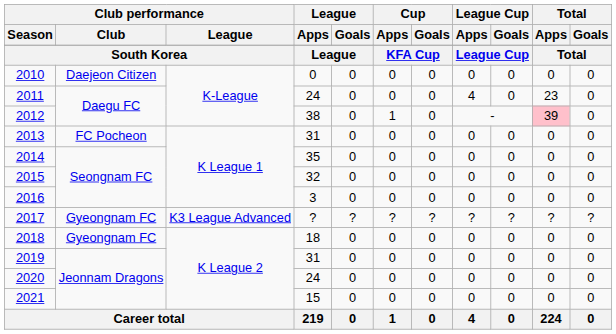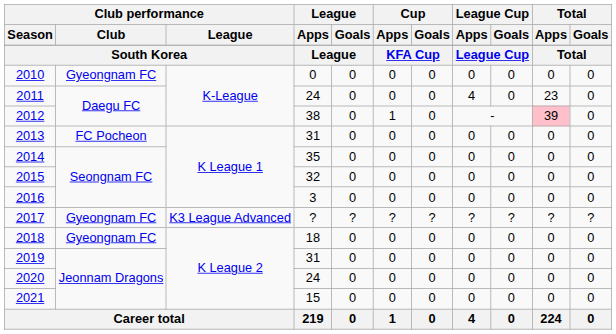(111, 75) Daejeon Citizen -> (111, 75) Gyeongnam FC
